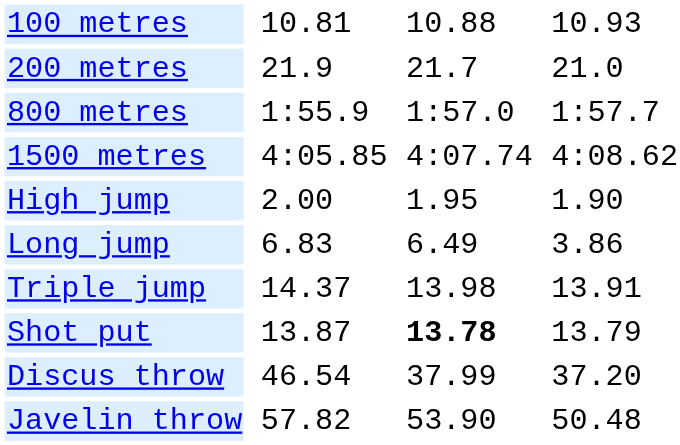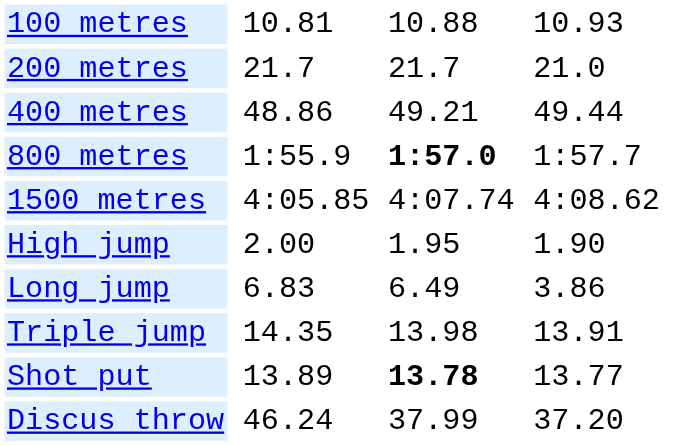(297, 68) 21.9 -> (279, 68) 21.7
+ row: (97, 113)
(460, 113) normal -> (442, 157) bold
(306, 289) 14.37 -> (288, 333) 14.35
(306, 333) 13.87 -> (288, 377) 13.89
(597, 333) 13.79 -> (578, 377) 13.77
(306, 377) 46.54 -> (288, 421) 46.24
- row: (125, 421)
